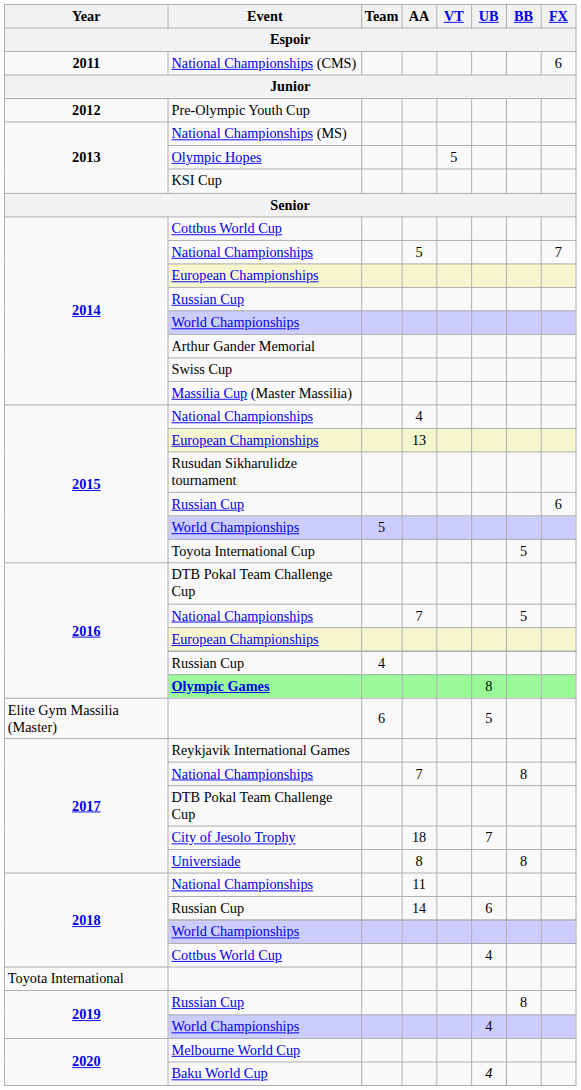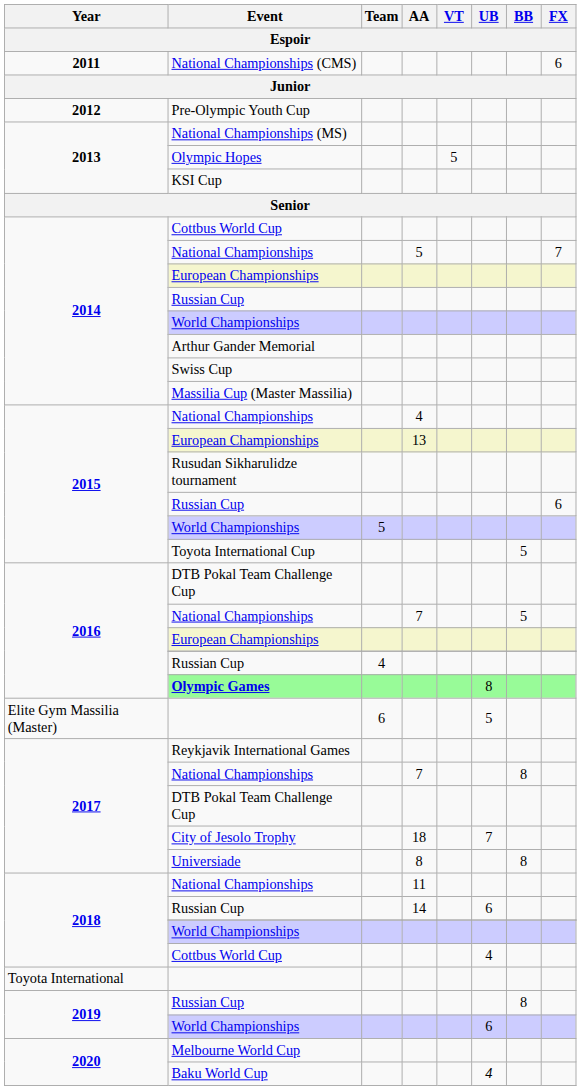(489, 1026) 4 -> (489, 1026) 6
